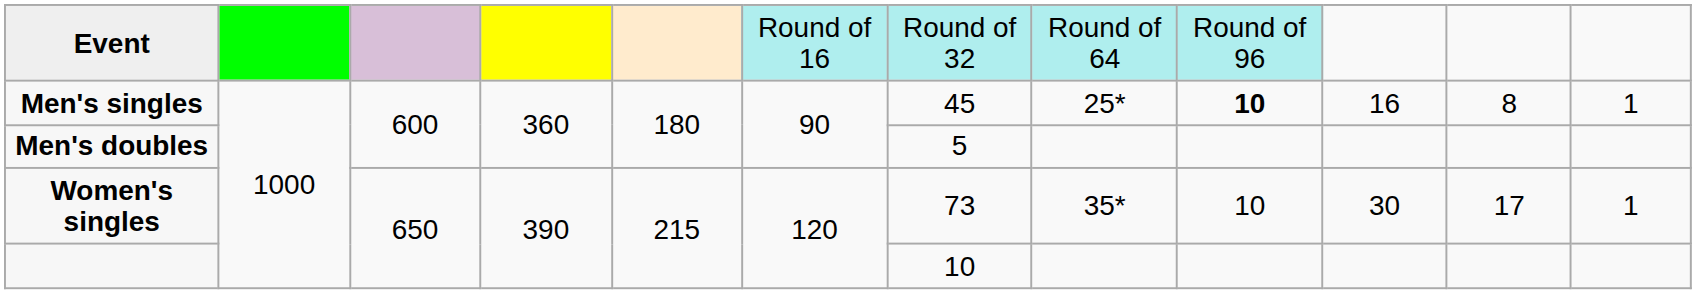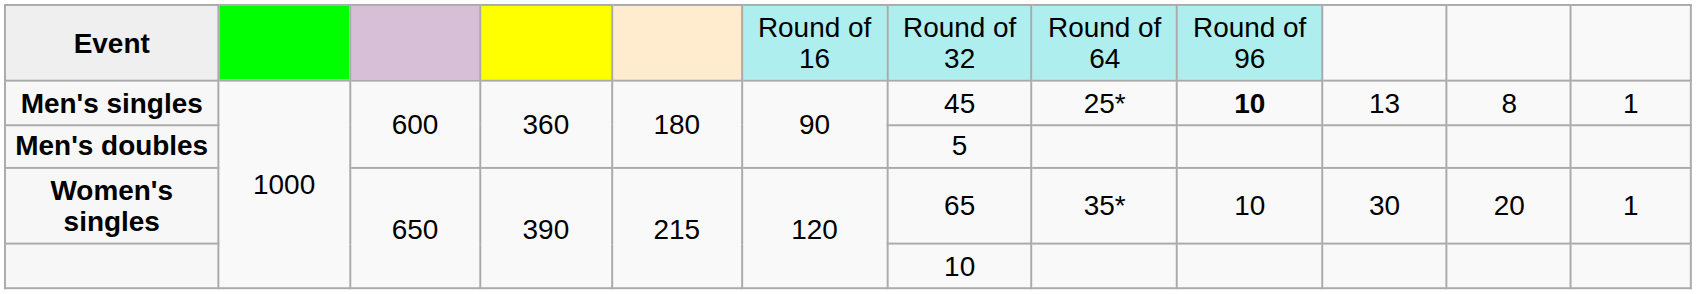(1385, 103) 16 -> (1385, 103) 13
(960, 206) 73 -> (960, 206) 65
(1509, 206) 17 -> (1509, 206) 20
